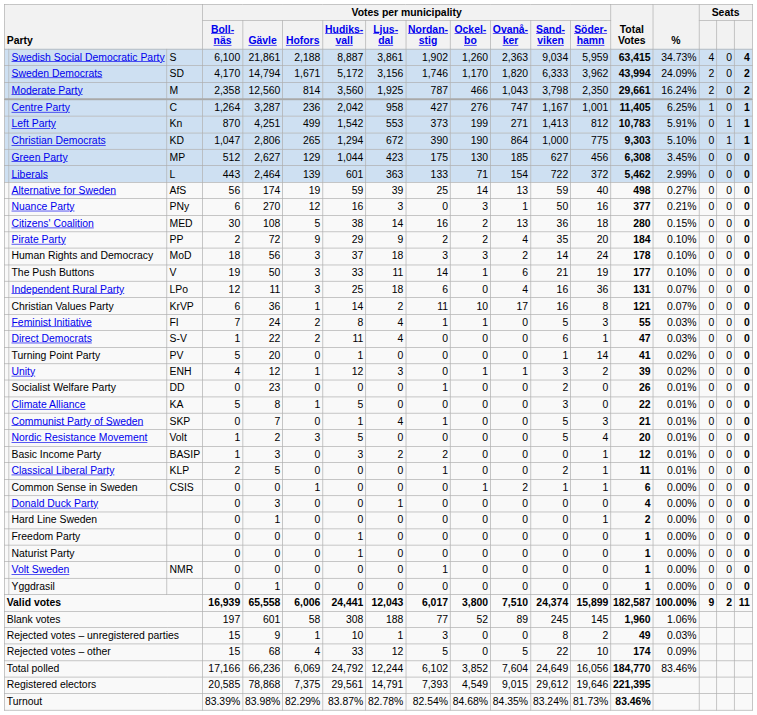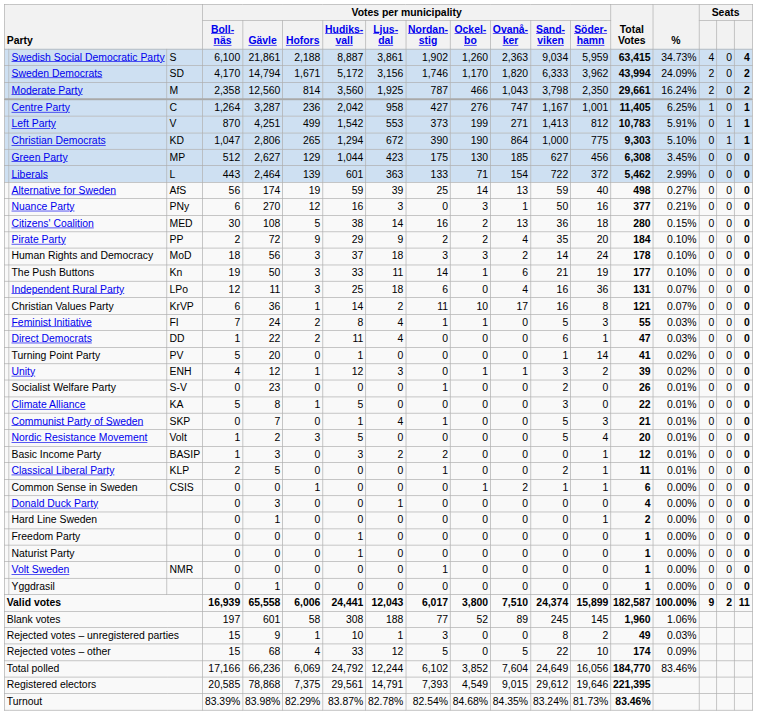(176, 124) Kn -> (173, 124) V
(173, 273) V -> (176, 273) Kn
(178, 339) S-V -> (177, 339) DD
(177, 388) DD -> (178, 388) S-V
